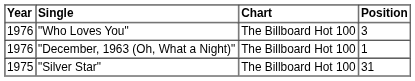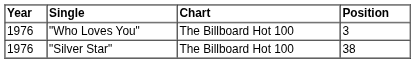- row: (137, 49)
(20, 67) 1975 -> (20, 49) 1976
(368, 67) 31 -> (349, 49) 38
